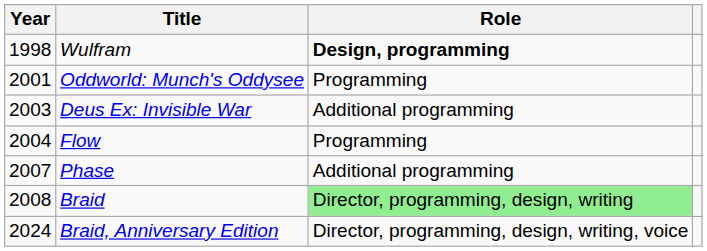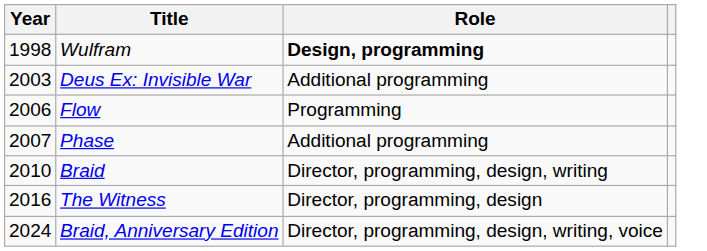- row: (182, 79)
(30, 140) 2004 -> (30, 110) 2006
(30, 200) 2008 -> (30, 170) 2010
(473, 200) lightgreen background -> (448, 170) no background
+ row: (113, 200)
